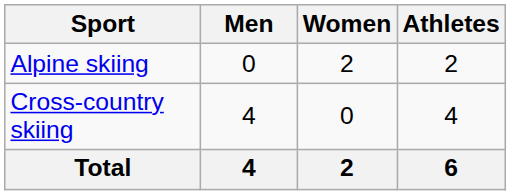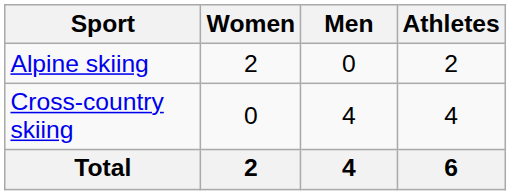columns swapped: (249, 24) <-> (347, 24)
